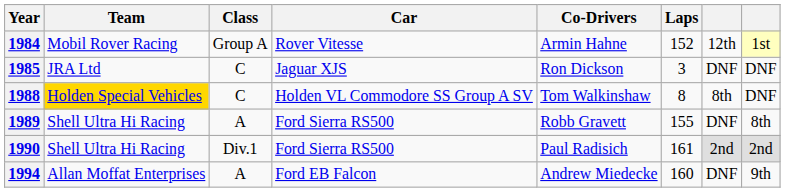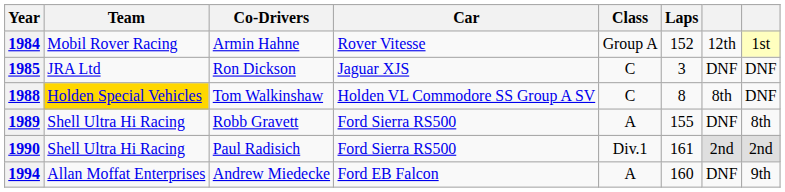columns swapped: (599, 17) <-> (240, 17)
